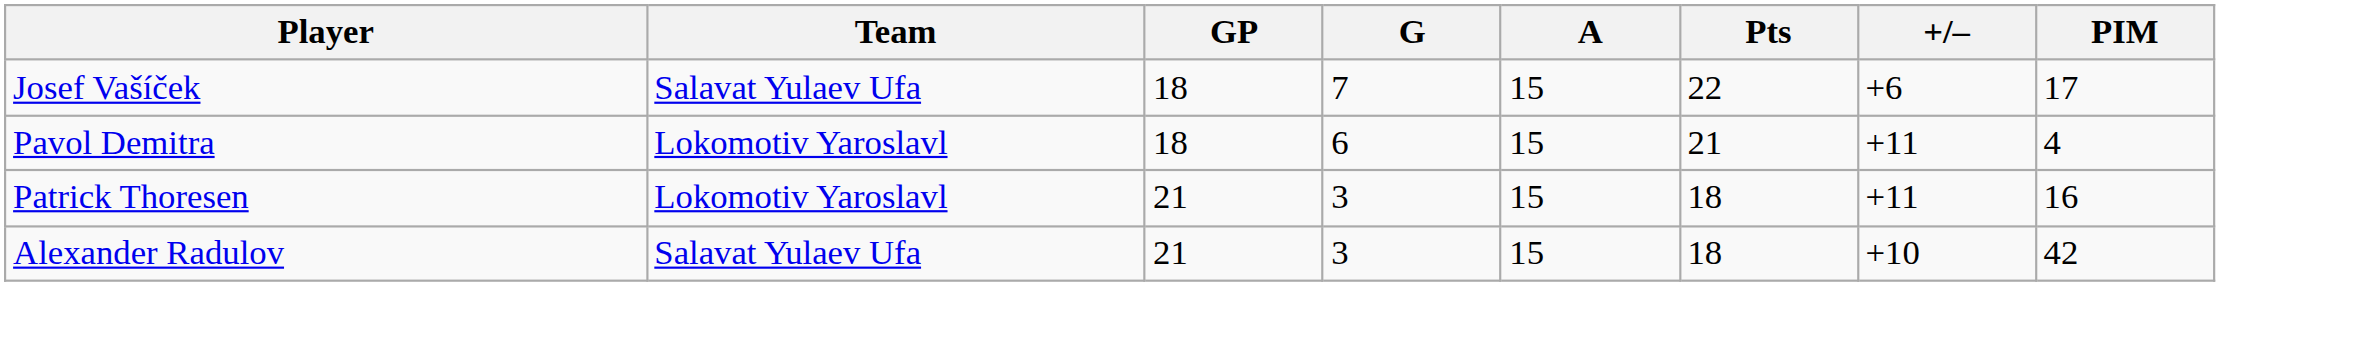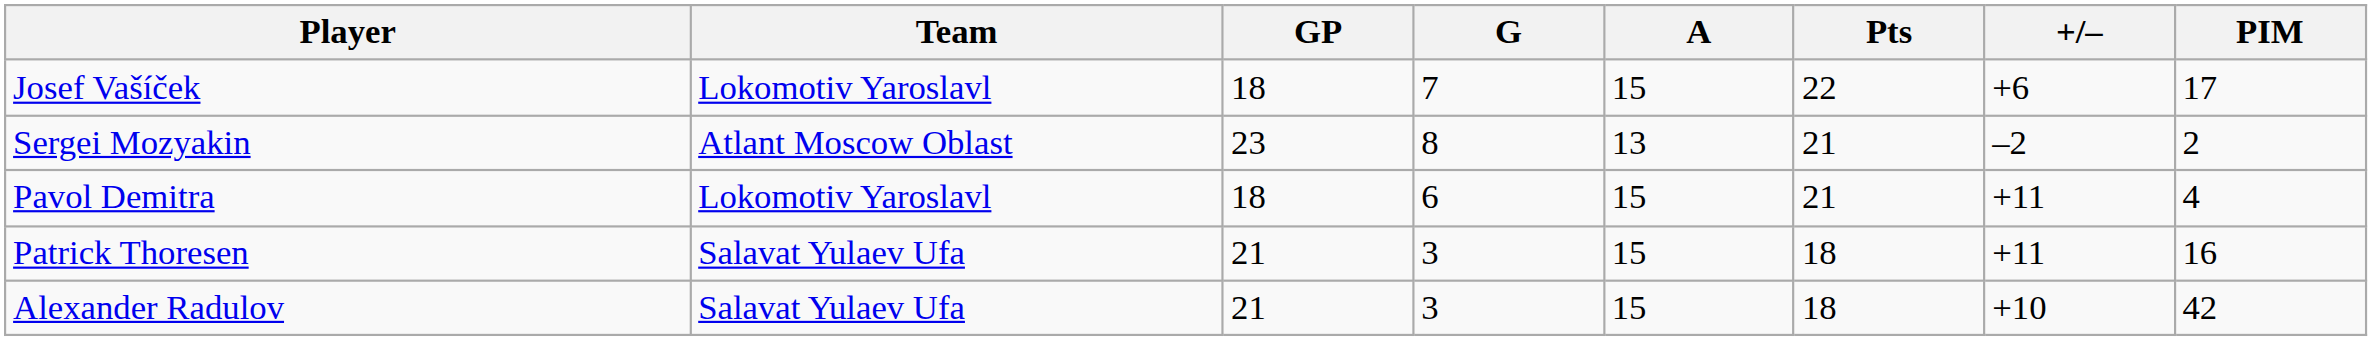(788, 87) Salavat Yulaev Ufa -> (845, 87) Lokomotiv Yaroslavl
+ row: (132, 142)
(801, 197) Lokomotiv Yaroslavl -> (832, 252) Salavat Yulaev Ufa
